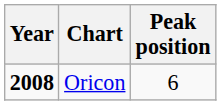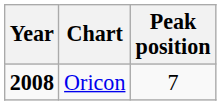(173, 81) 6 -> (173, 81) 7
